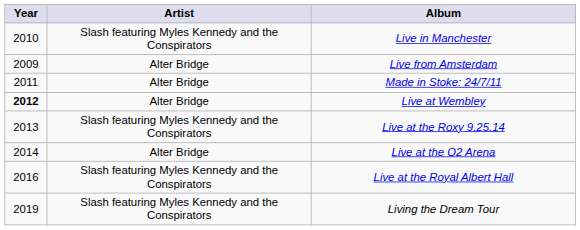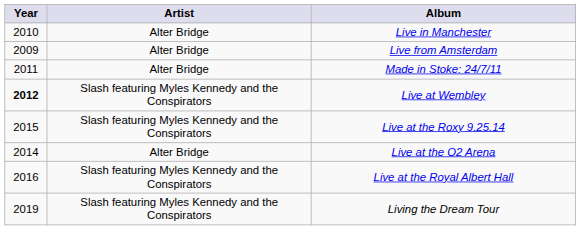(179, 39) Slash featuring Myles Kennedy and the Conspirators -> (179, 32) Alter Bridge
(179, 101) Alter Bridge -> (179, 94) Slash featuring Myles Kennedy and the Conspirators
(26, 126) 2013 -> (26, 126) 2015
